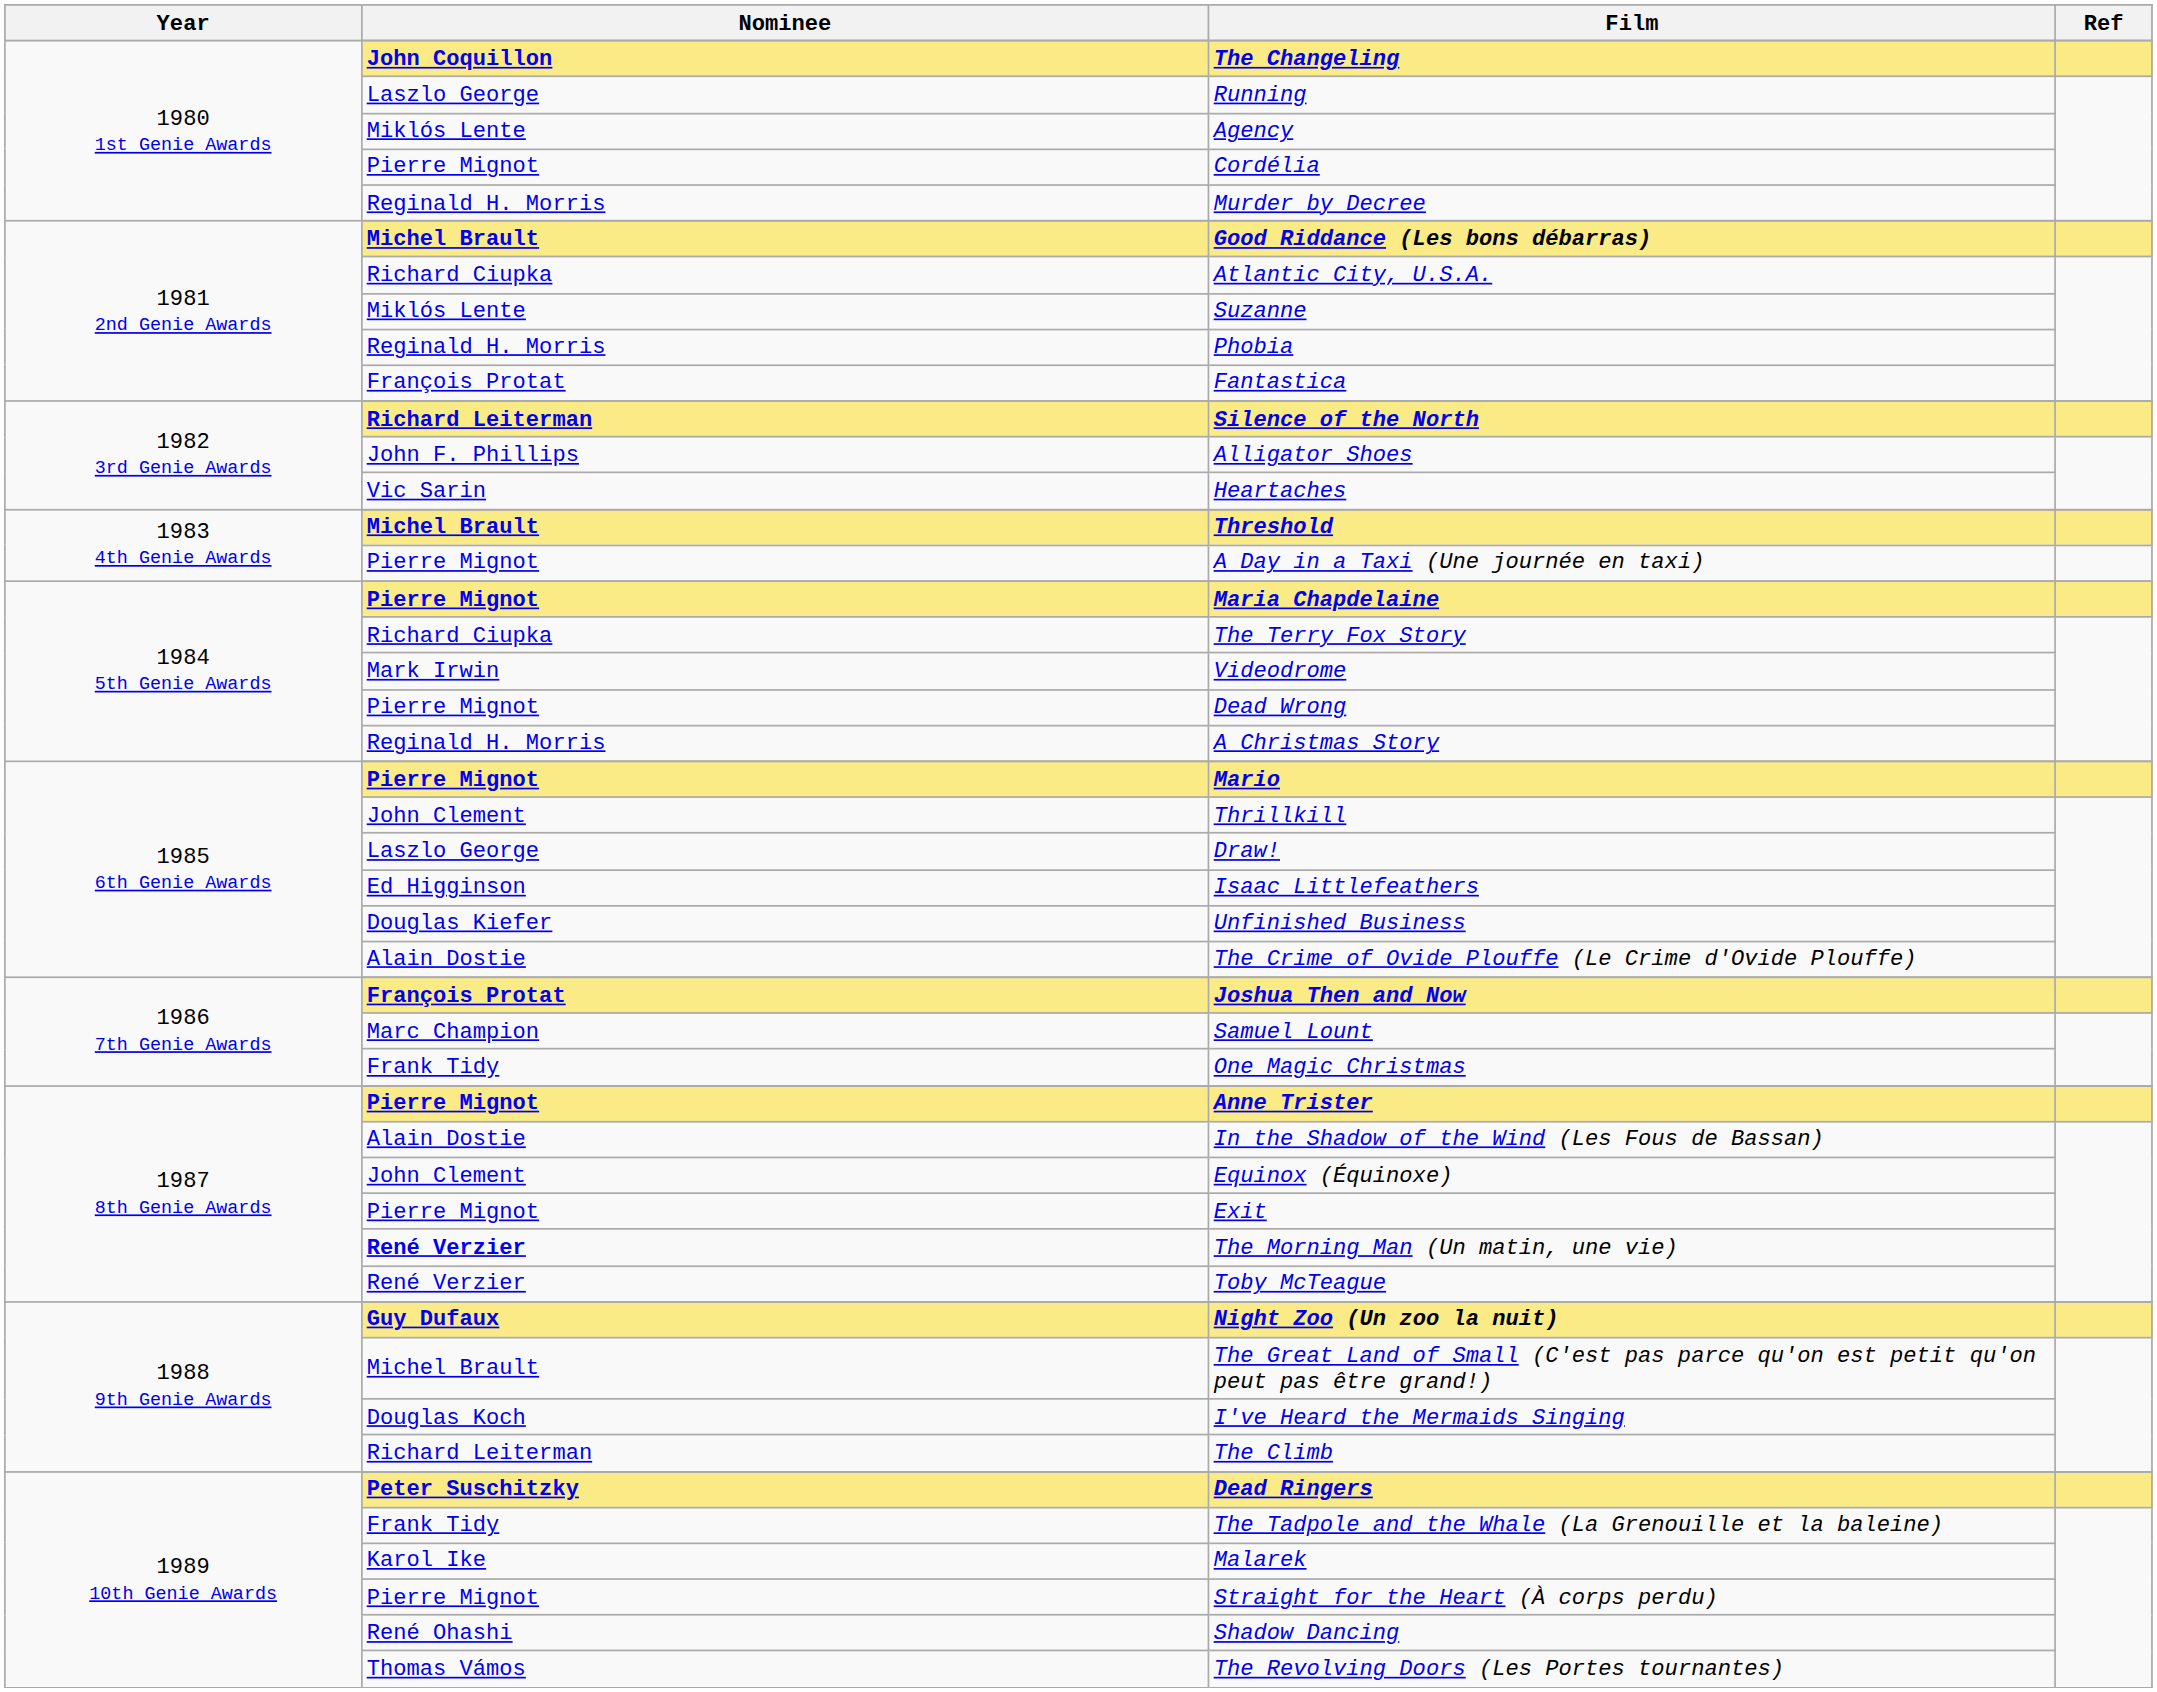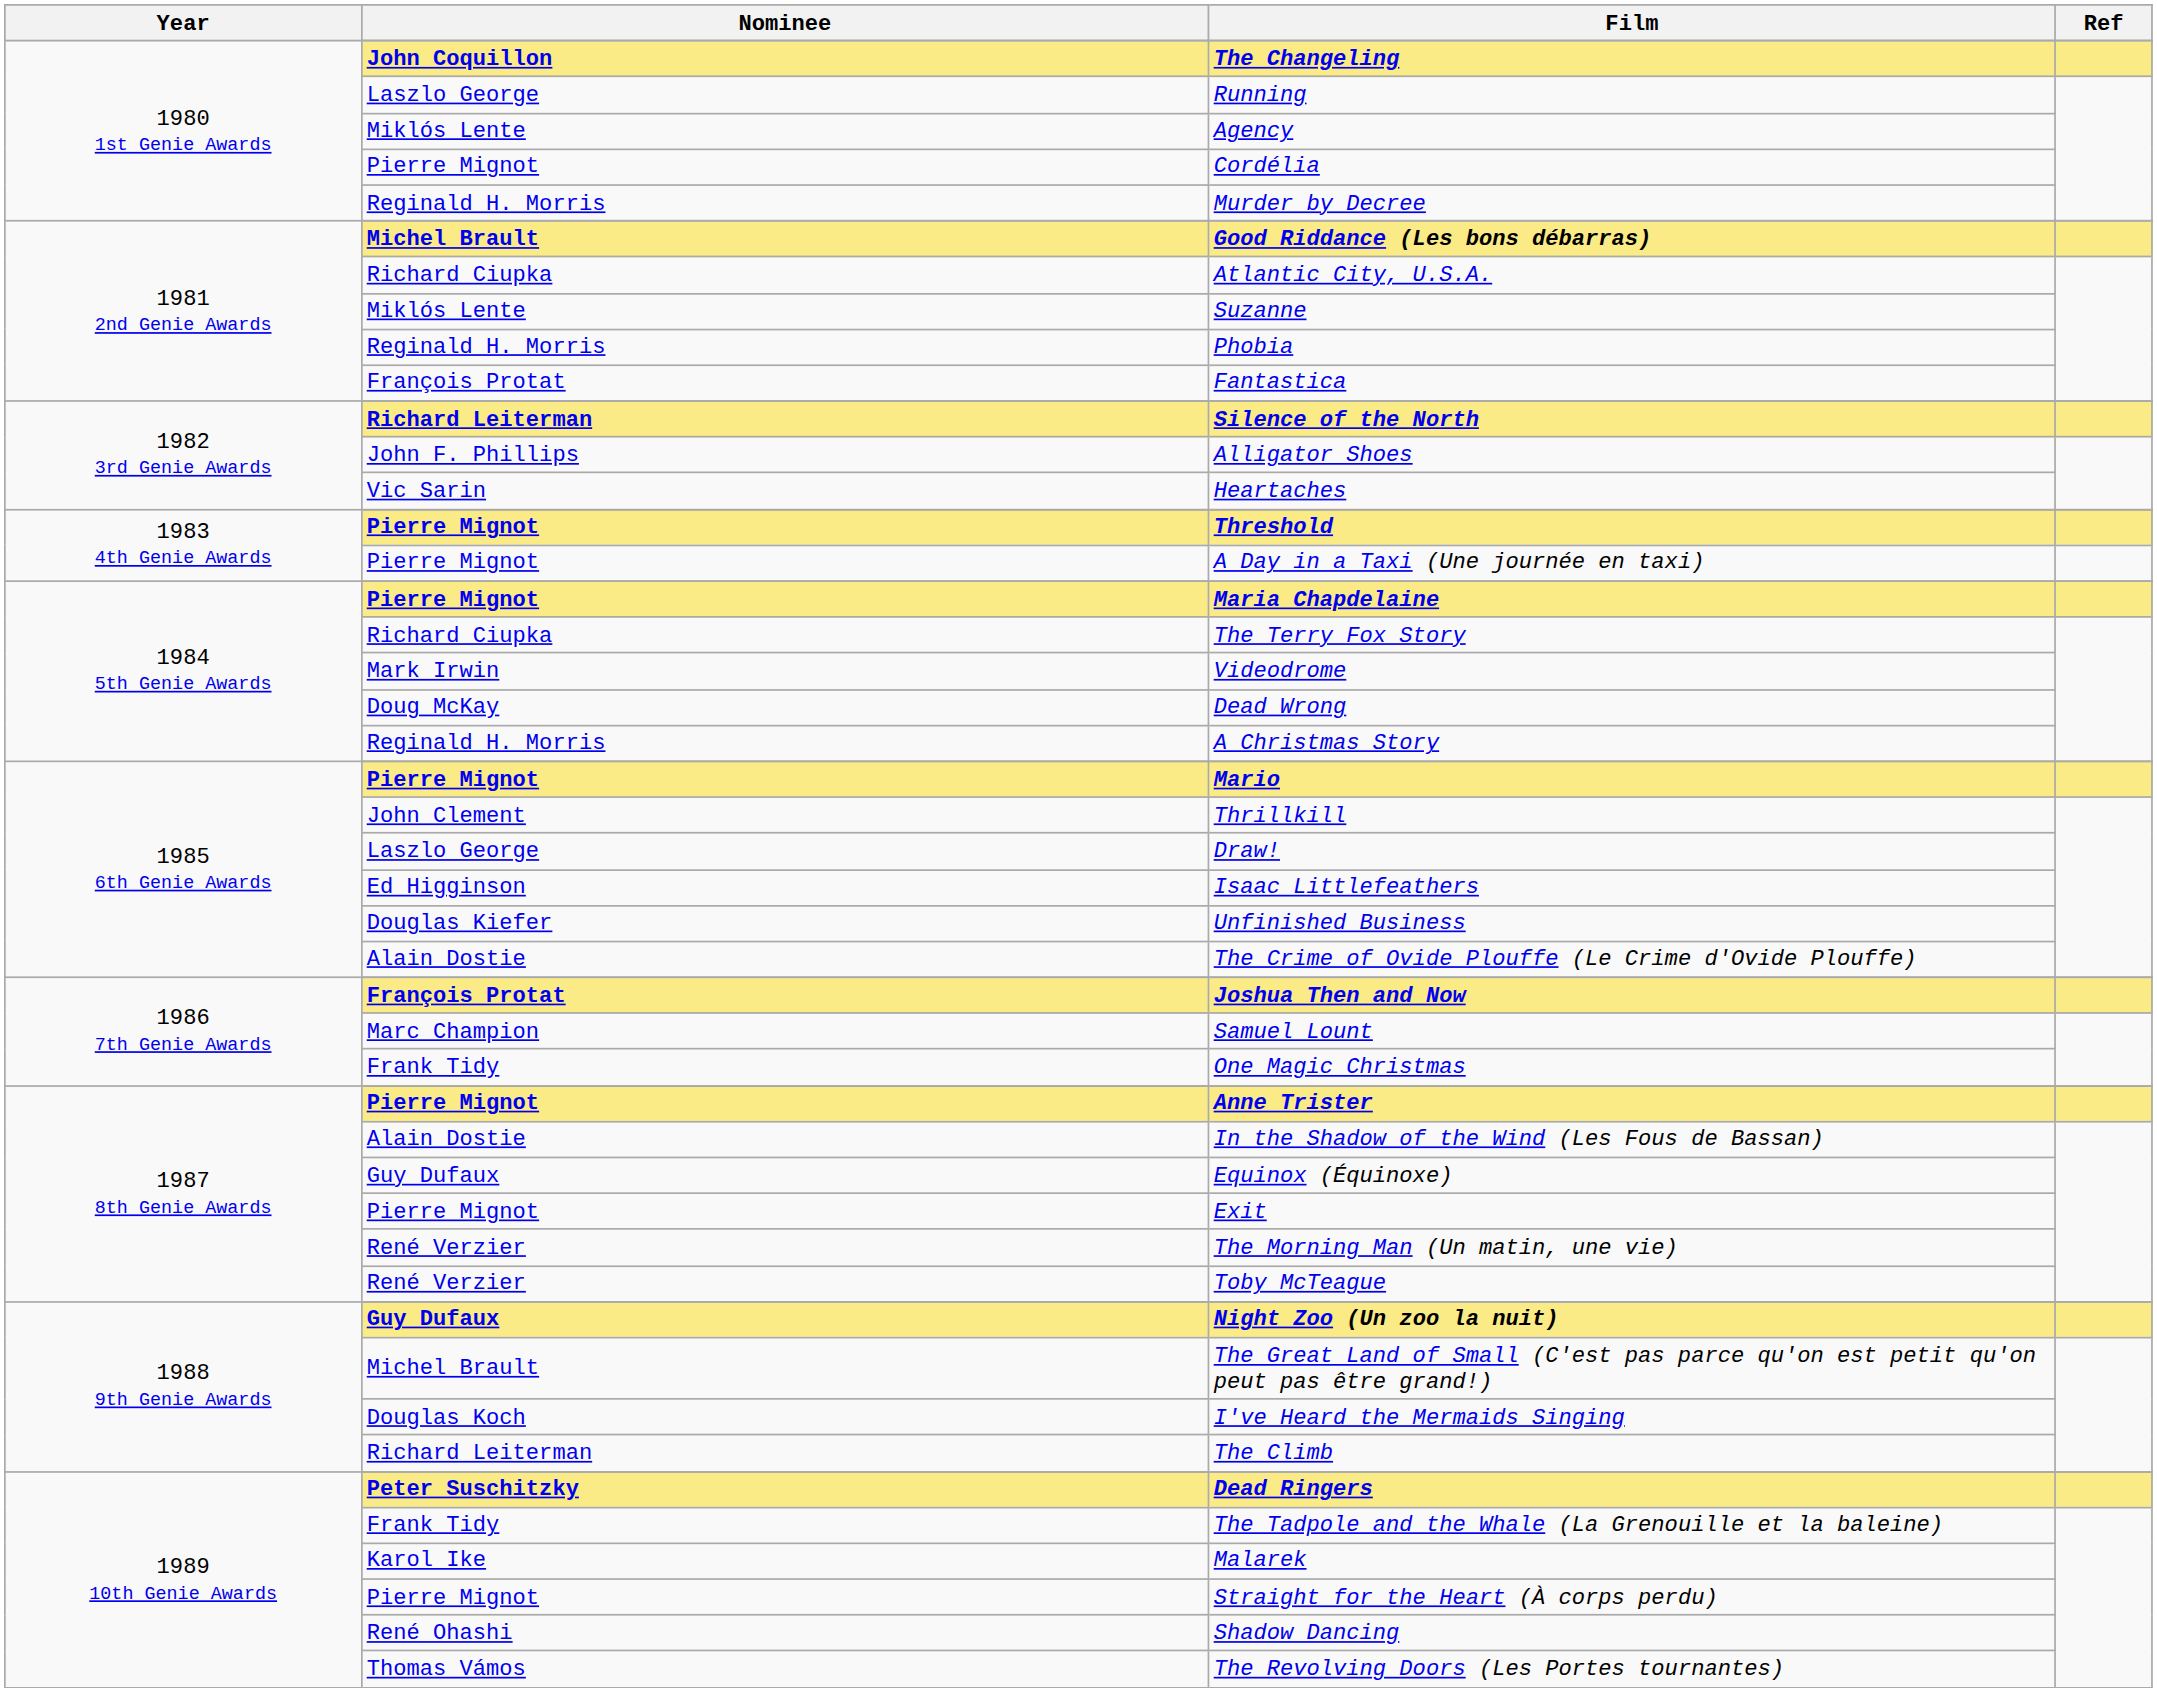(453, 527) Michel Brault -> (453, 527) Pierre Mignot
(453, 707) Pierre Mignot -> (433, 707) Doug McKay
(446, 1175) John Clement -> (433, 1175) Guy Dufaux
(446, 1247) bold -> (446, 1247) normal
